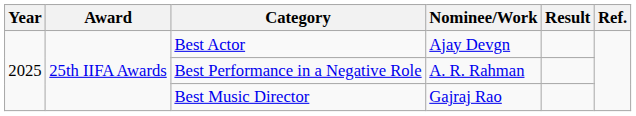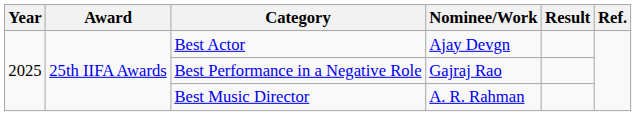(477, 70) A. R. Rahman -> (466, 70) Gajraj Rao
(466, 96) Gajraj Rao -> (477, 96) A. R. Rahman
